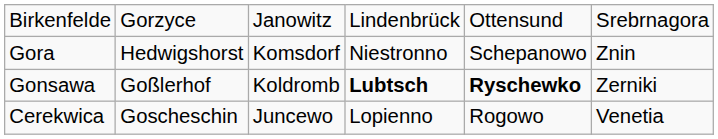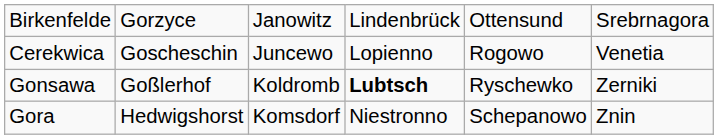rows swapped: (57, 117) <-> (32, 52)
(525, 85) bold -> (521, 85) normal
